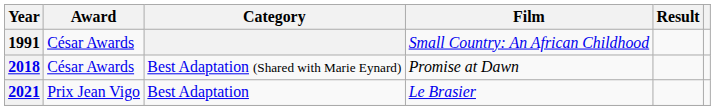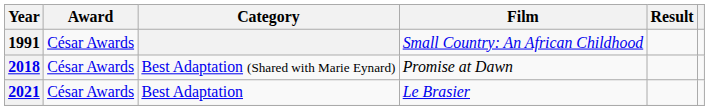(94, 92) Prix Jean Vigo -> (91, 92) César Awards
